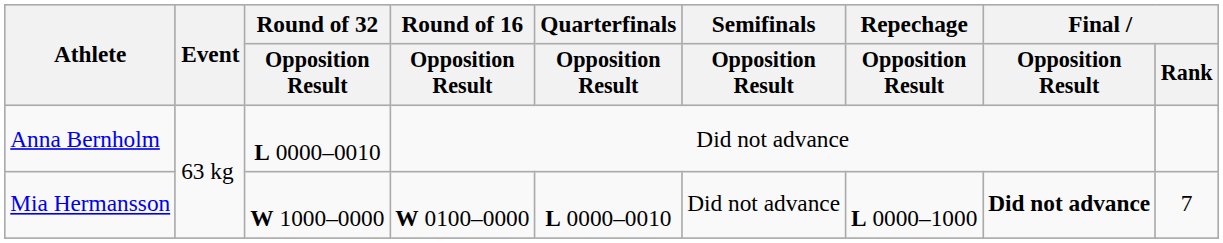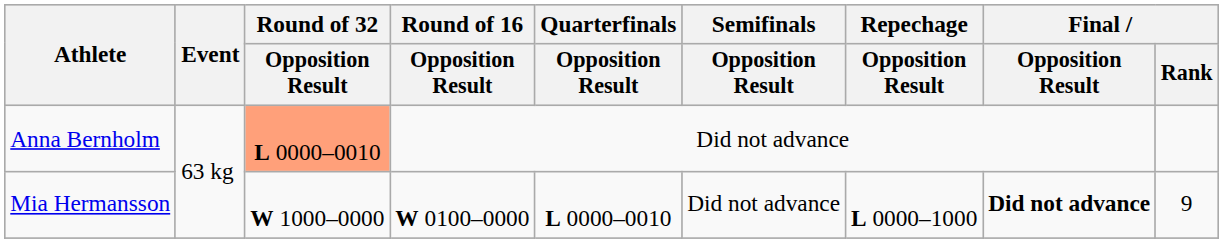(317, 152) no background -> (317, 152) lightsalmon background
(1187, 204) 7 -> (1187, 204) 9
